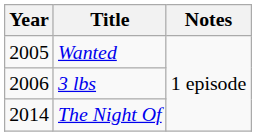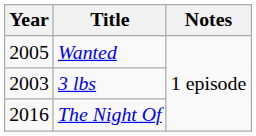(29, 83) 2006 -> (29, 83) 2003
(29, 114) 2014 -> (29, 114) 2016
